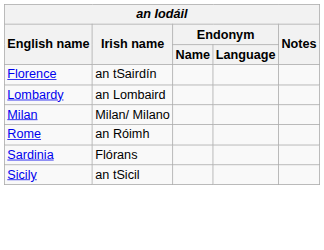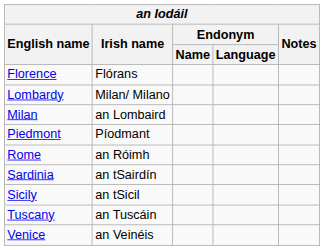(126, 74) an tSairdín -> (116, 74) Flórans
(130, 94) an Lombaird -> (133, 94) Milan/ Milano
(133, 114) Milan/ Milano -> (130, 114) an Lombaird
+ row: (34, 134)
(116, 154) Flórans -> (126, 174) an tSairdín
+ row: (31, 214)
+ row: (26, 235)
